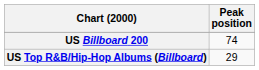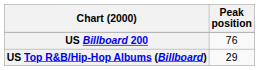(232, 40) 74 -> (232, 40) 76
